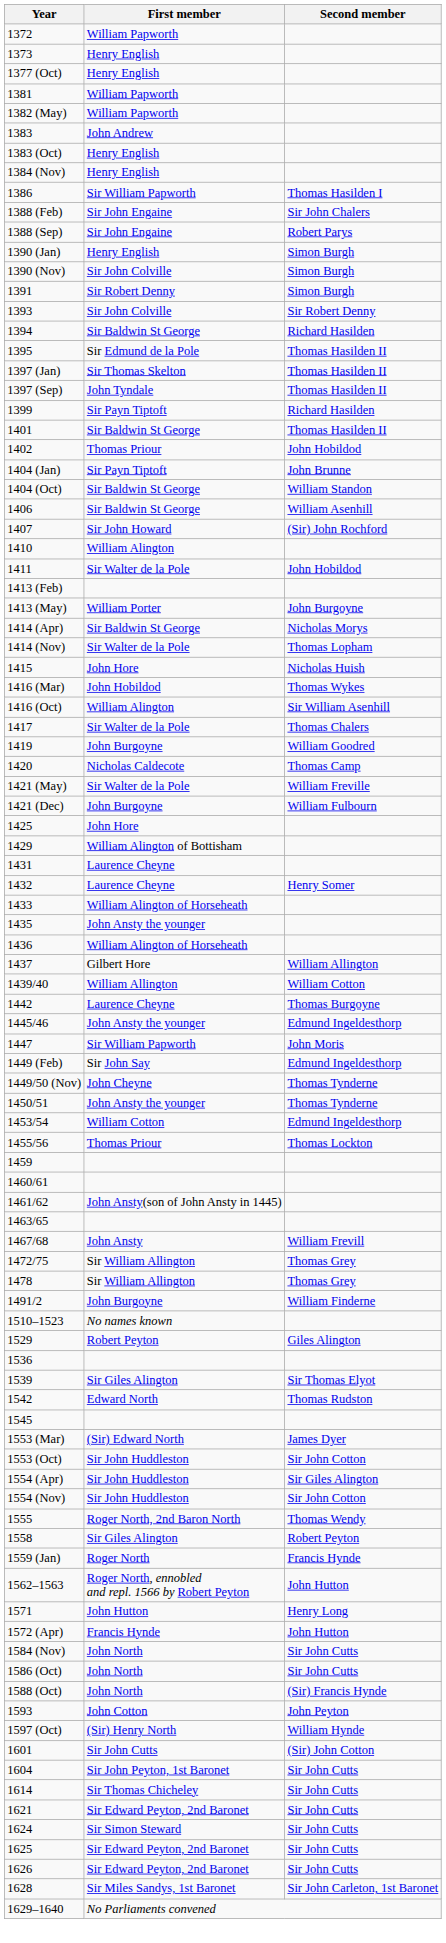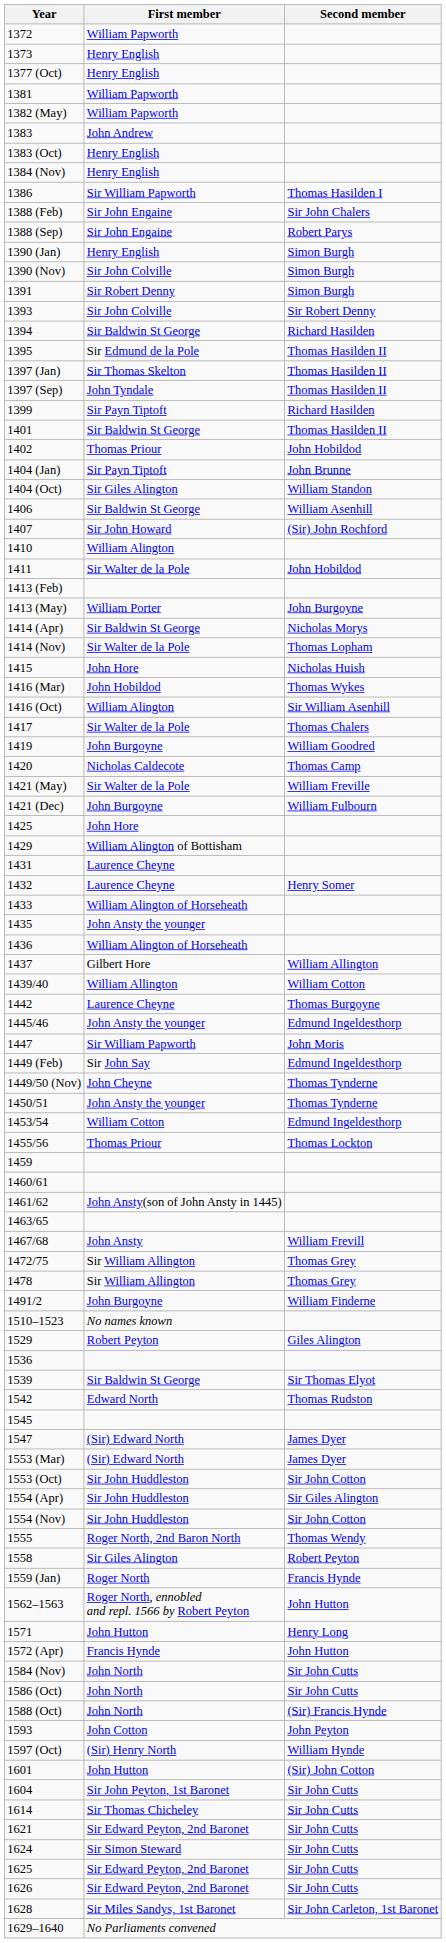(143, 489) Sir Baldwin St George -> (132, 489) Sir Giles Alington
(132, 1380) Sir Giles Alington -> (143, 1380) Sir Baldwin St George
+ row: (20, 1439)
(122, 1750) Sir John Cutts -> (118, 1770) John Hutton
